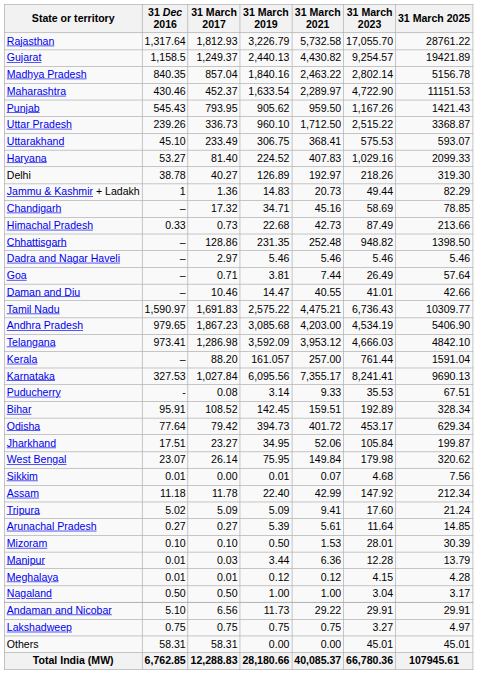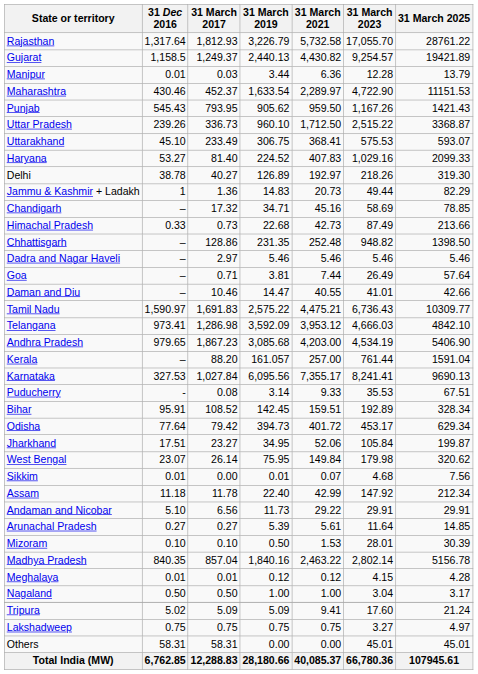rows swapped: (47, 74) <-> (26, 560)
rows swapped: (45, 326) <-> (31, 342)
rows swapped: (23, 510) <-> (59, 610)
